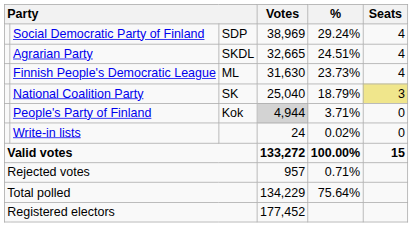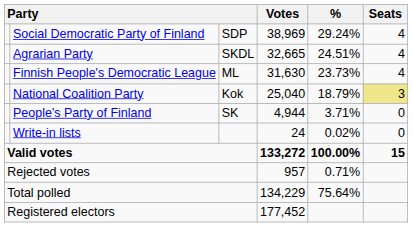(230, 93) SK -> (232, 93) Kok
(232, 113) Kok -> (230, 113) SK
(289, 113) lightgrey background -> (289, 113) no background
